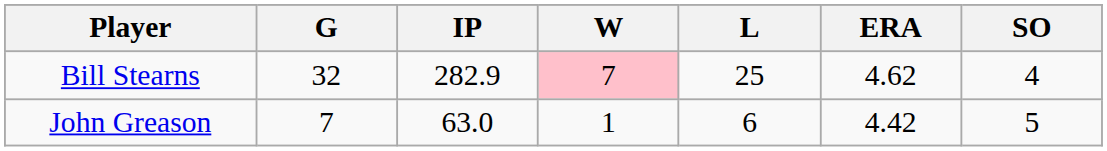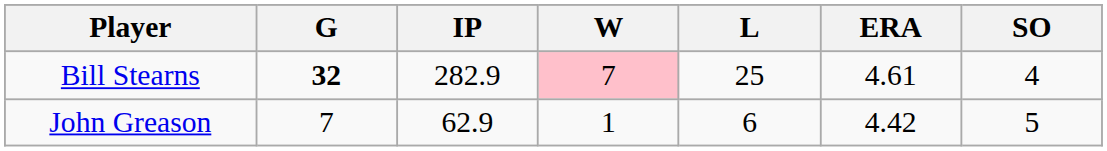(326, 74) normal -> (326, 74) bold
(891, 74) 4.62 -> (891, 74) 4.61
(467, 121) 63.0 -> (467, 121) 62.9
